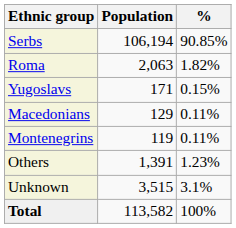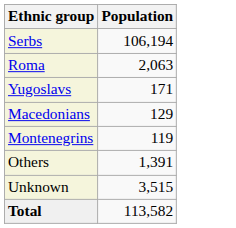- column: (204, 16)
